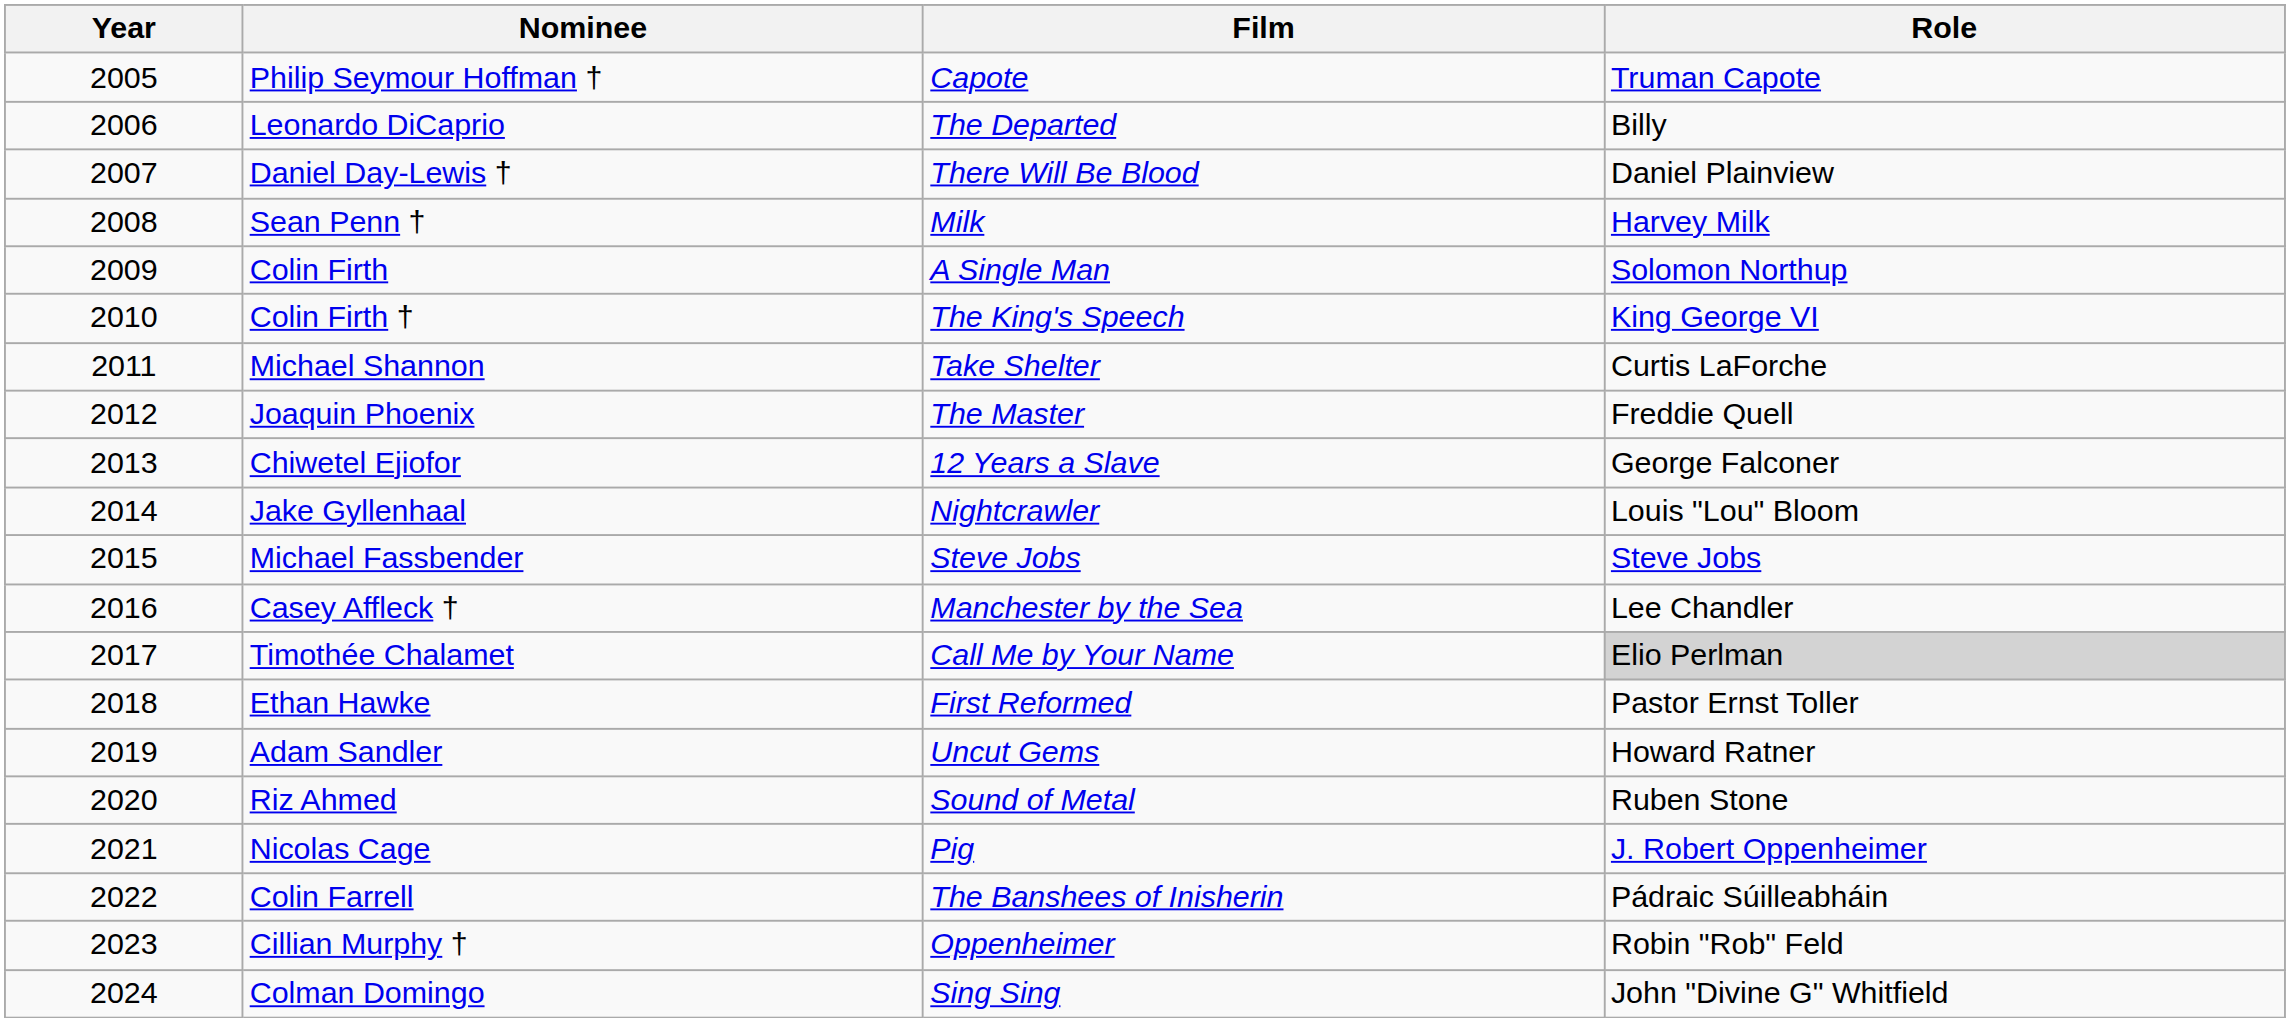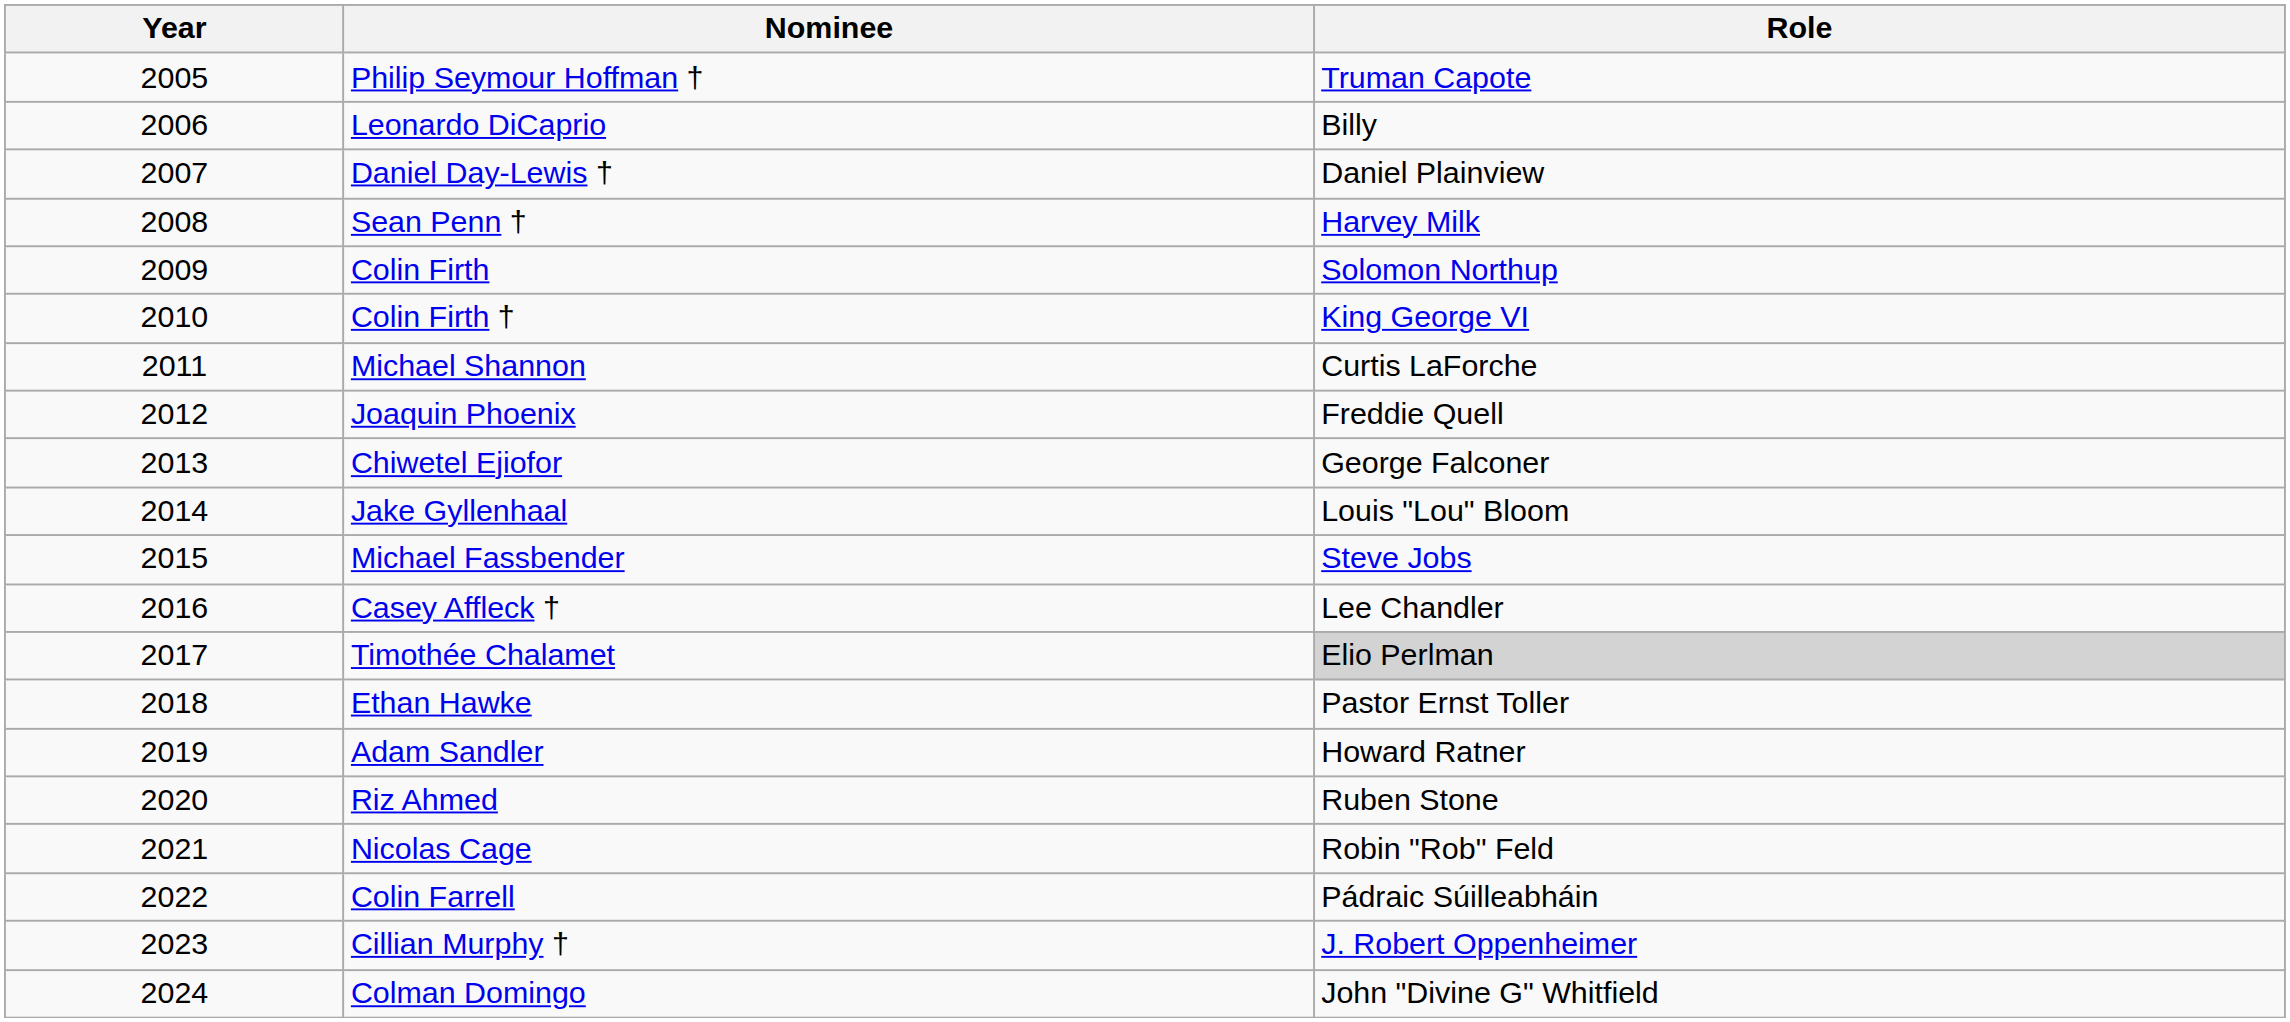- column: (1264, 28)
(1769, 848) J. Robert Oppenheimer -> (1438, 848) Robin "Rob" Feld
(1727, 944) Robin "Rob" Feld -> (1479, 944) J. Robert Oppenheimer
